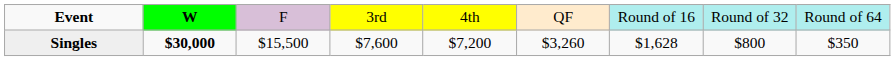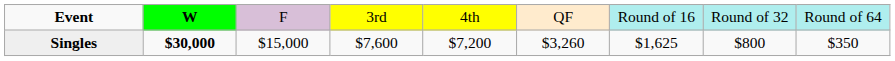(283, 43) $15,500 -> (283, 43) $15,000
(656, 43) $1,628 -> (656, 43) $1,625
